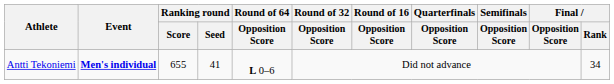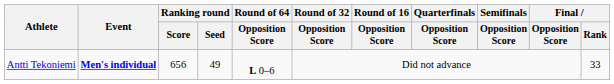(178, 65) 655 -> (178, 65) 656
(215, 65) 41 -> (215, 65) 49
(595, 65) 34 -> (595, 65) 33
